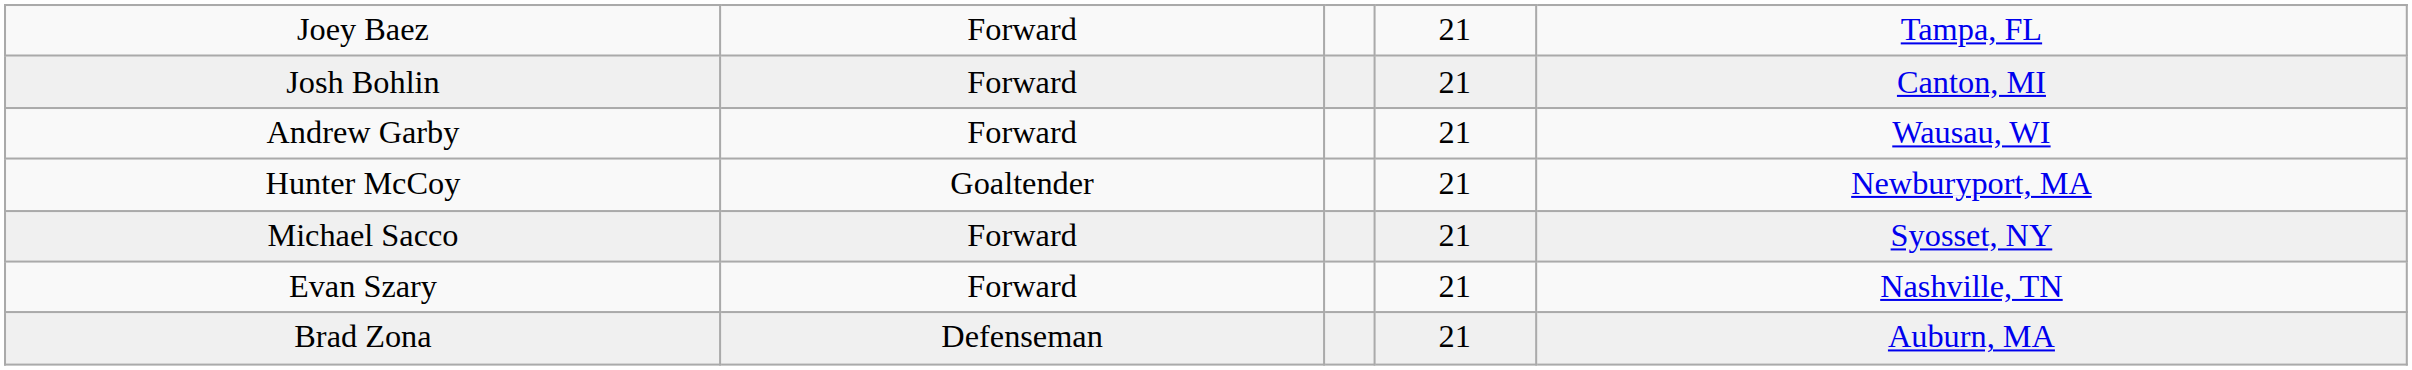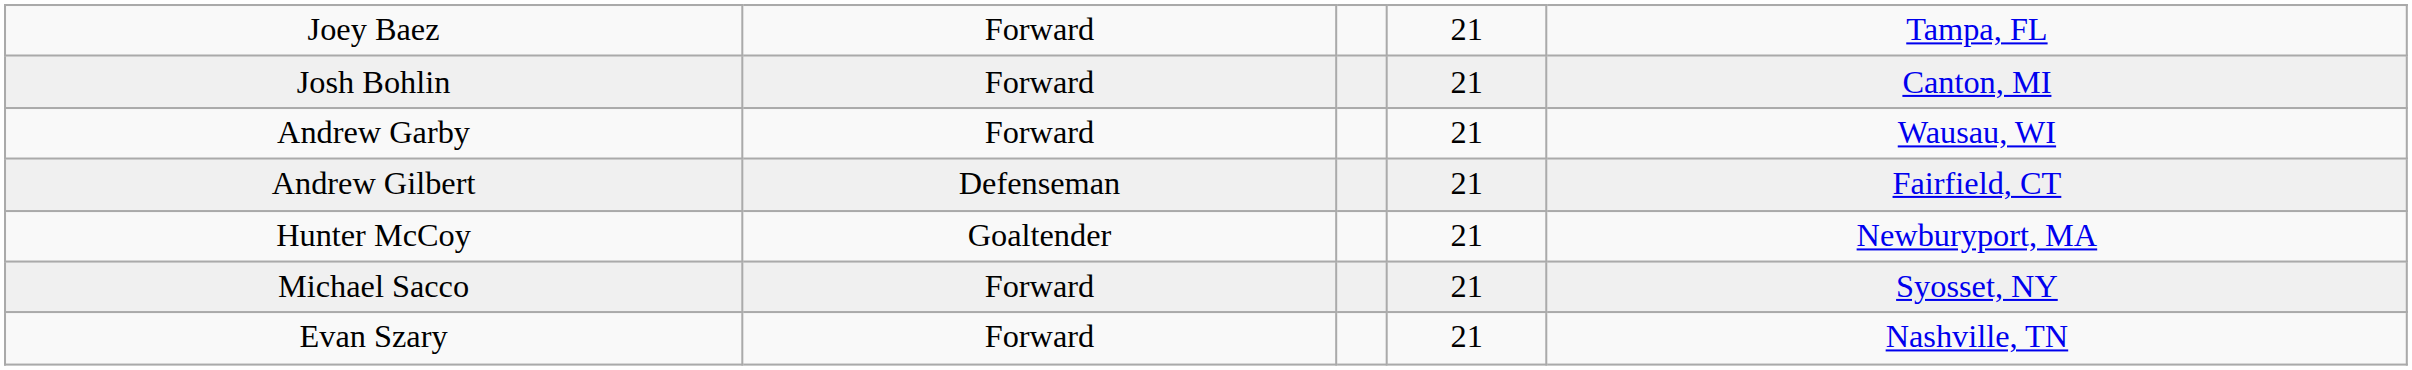+ row: (374, 183)
- row: (363, 337)
